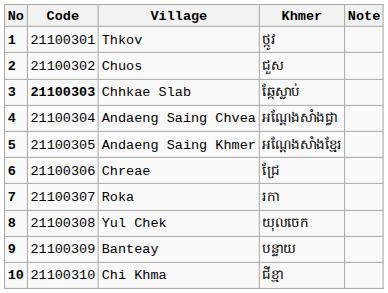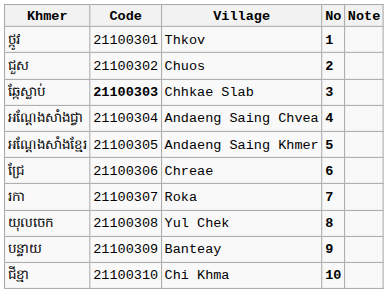columns swapped: (16, 16) <-> (302, 16)
